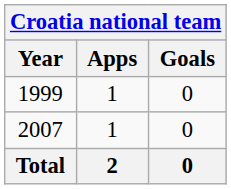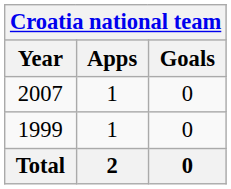rows swapped: (40, 93) <-> (40, 129)
